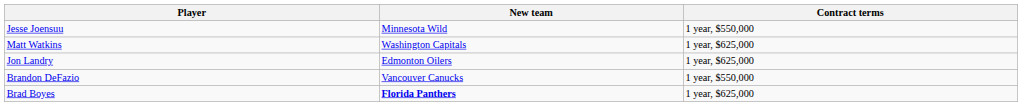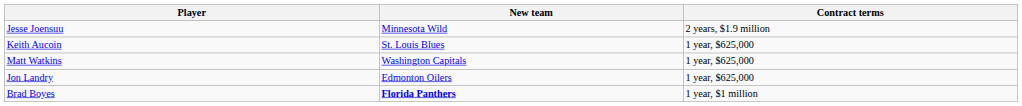(720, 28) 1 year, $550,000 -> (728, 28) 2 years, $1.9 million
+ row: (34, 45)
- row: (43, 77)
(720, 93) 1 year, $625,000 -> (722, 93) 1 year, $1 million
